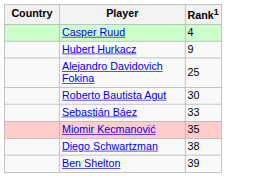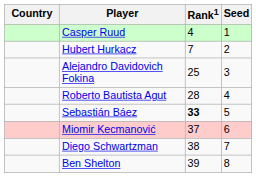+ column: (236, 14)
(191, 49) 9 -> (191, 49) 7
(194, 95) 30 -> (194, 95) 28
(194, 112) normal -> (194, 112) bold
(194, 129) 35 -> (194, 129) 37
